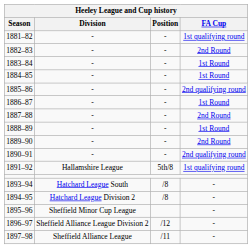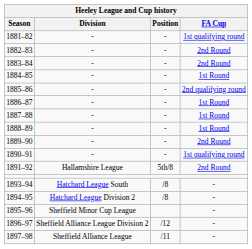(214, 63) 1st Round -> (214, 63) 2nd Round
(214, 115) 2nd Round -> (214, 115) 1st Round
(214, 155) 2nd qualifying round -> (214, 155) 1st qualifying round
(214, 168) 1st qualifying round -> (214, 168) 2nd Round
